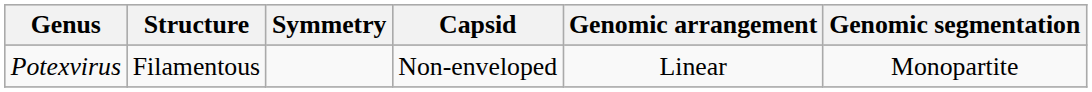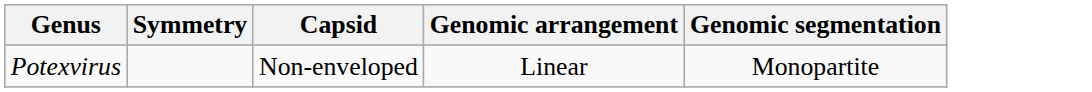- column: (196, 24)
